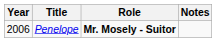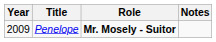(18, 29) 2006 -> (18, 29) 2009
